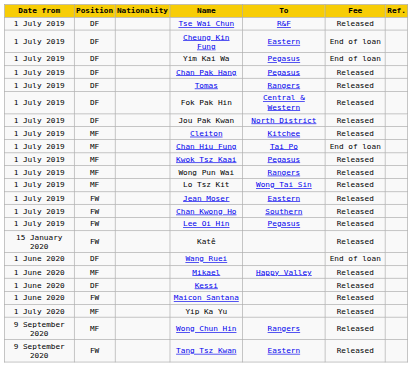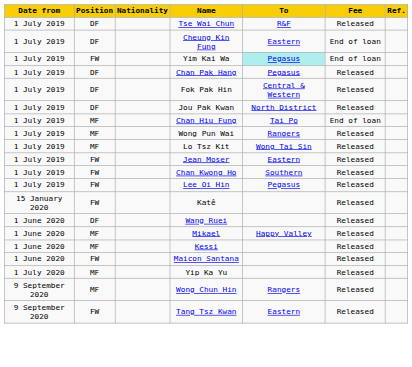(95, 59) DF -> (95, 59) FW
(284, 59) no background -> (284, 59) paleturquoise background
- row: (206, 85)
- row: (206, 133)
- row: (206, 159)
(355, 259) End of loan -> (355, 220) Released
(95, 285) DF -> (95, 246) MF
